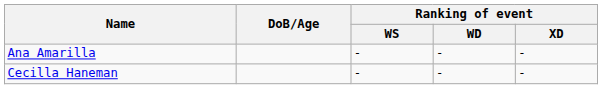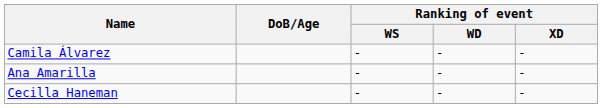+ row: (59, 54)
